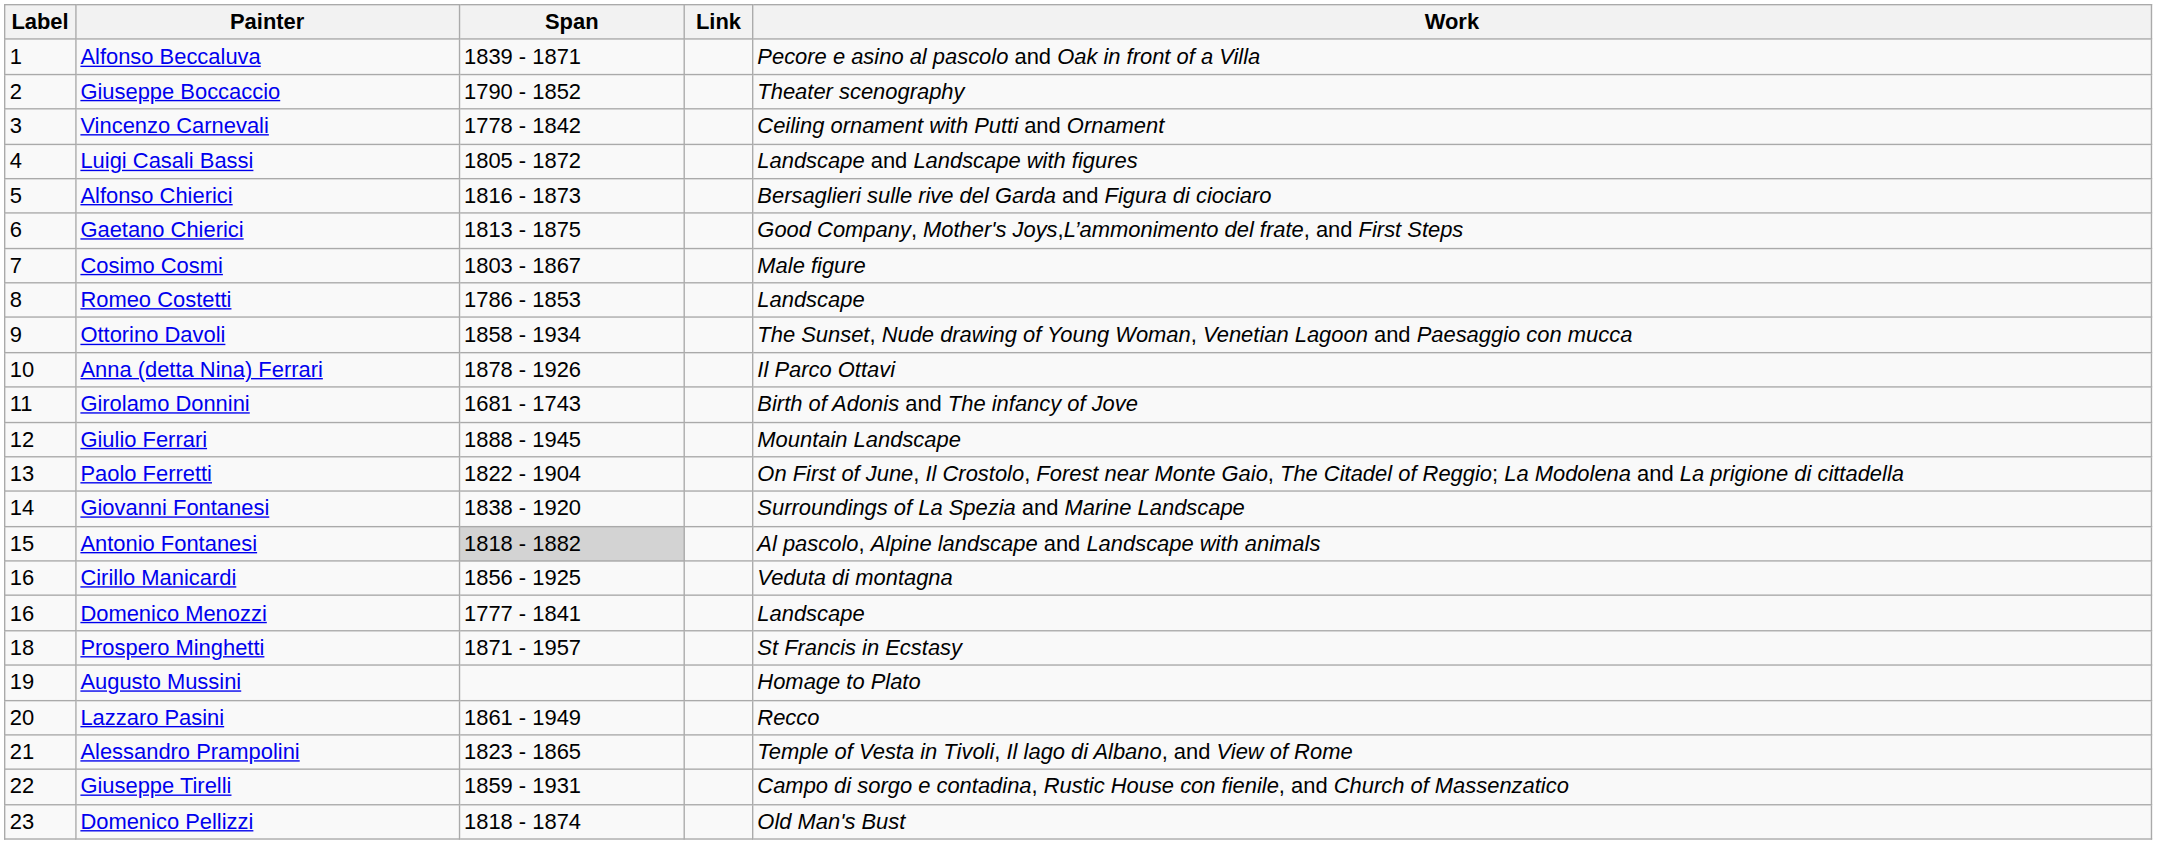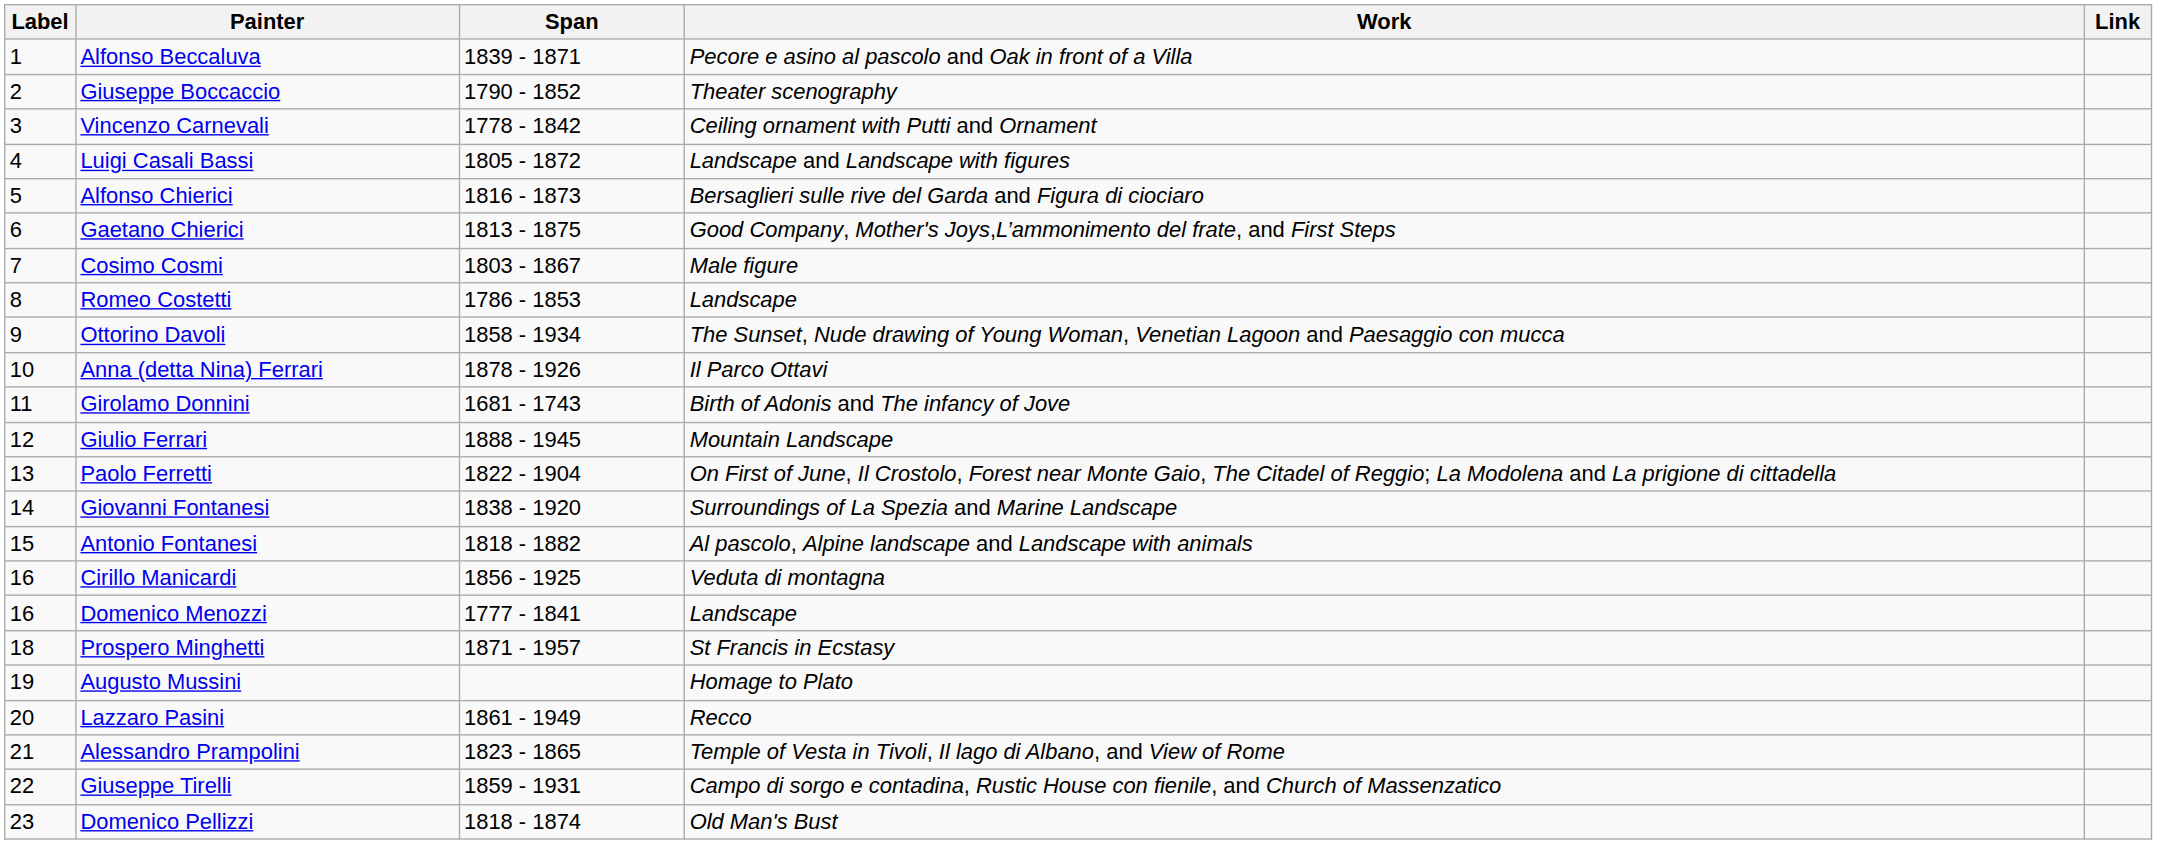columns swapped: (1452, 21) <-> (718, 21)
(523, 543) lightgrey background -> (523, 543) no background
